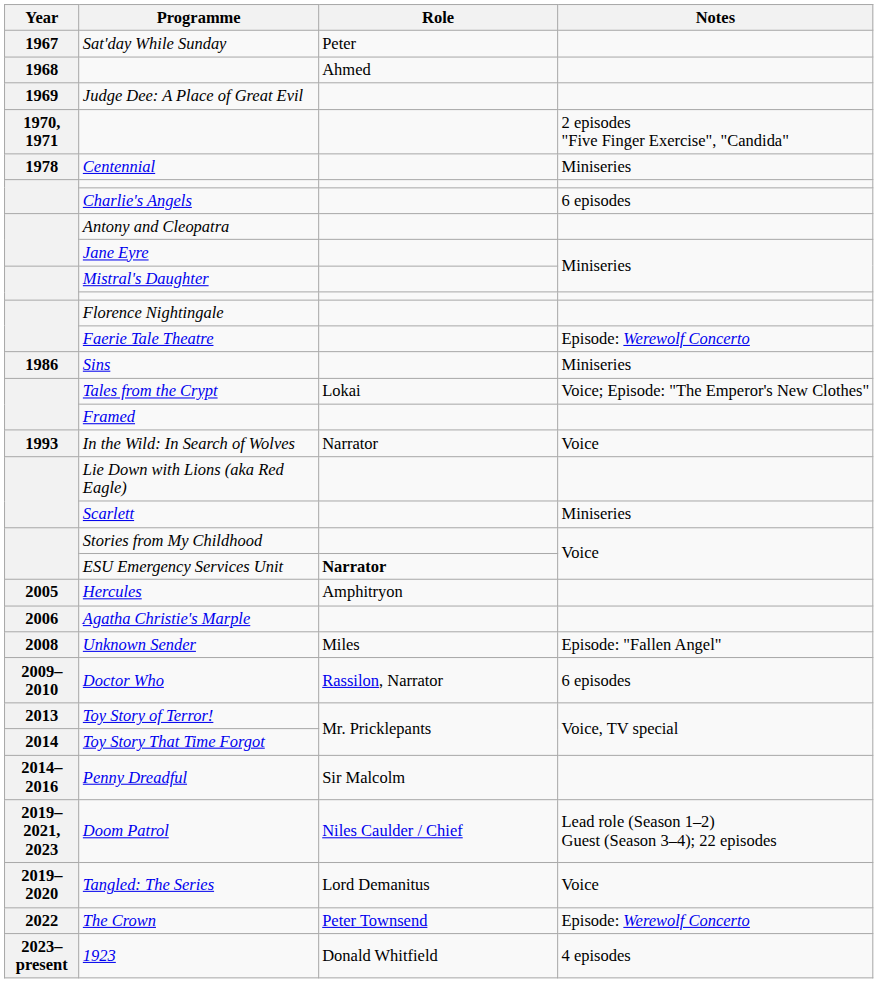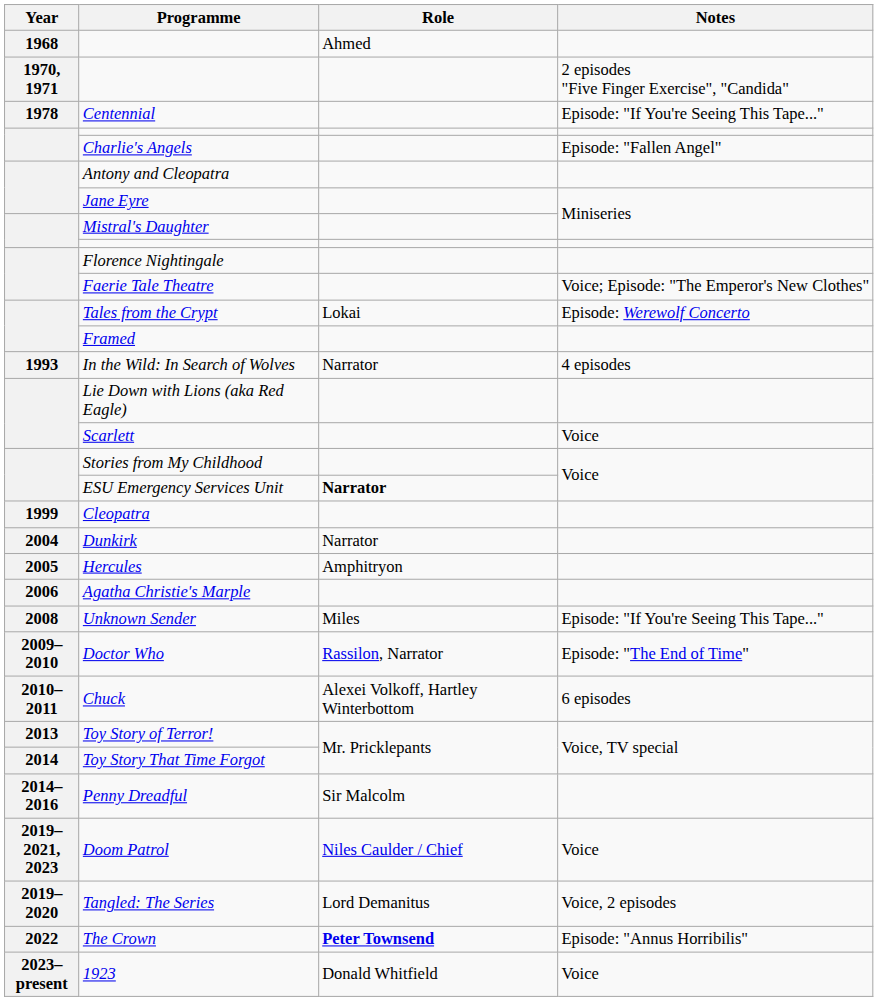- row: (42, 43)
- row: (42, 95)
(596, 166) Miniseries -> (693, 114) Episode: "If You're Seeing This Tape..."
(596, 200) 6 episodes -> (642, 148) Episode: "Fallen Angel"
(656, 338) Episode: Werewolf Concerto -> (715, 286) Voice; Episode: "The Emperor's New Clothes"
- row: (42, 364)
(715, 391) Voice; Episode: "The Emperor's New Clothes" -> (656, 312) Episode: Werewolf Concerto
(580, 443) Voice -> (596, 364) 4 episodes
(596, 514) Miniseries -> (580, 435) Voice
+ row: (42, 514)
+ row: (42, 540)
(642, 644) Episode: "Fallen Angel" -> (693, 618) Episode: "If You're Seeing This Tape..."
(596, 680) 6 episodes -> (655, 654) Episode: "The End of Time"
+ row: (42, 698)
(669, 831) Lead role (Season 1–2) Guest (Season 3–4); 22 episodes -> (580, 849) Voice
(580, 885) Voice -> (619, 903) Voice, 2 episodes
(375, 920) normal -> (378, 939) bold
(656, 920) Episode: Werewolf Concerto -> (655, 939) Episode: "Annus Horribilis"
(596, 955) 4 episodes -> (580, 974) Voice
